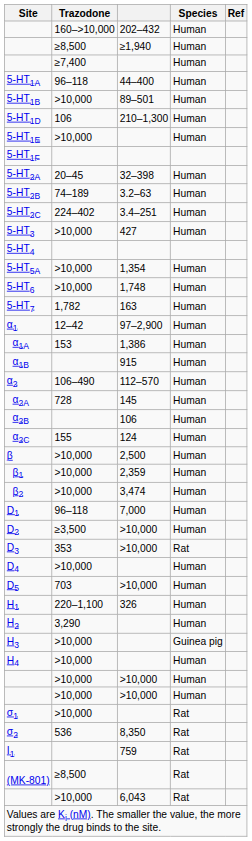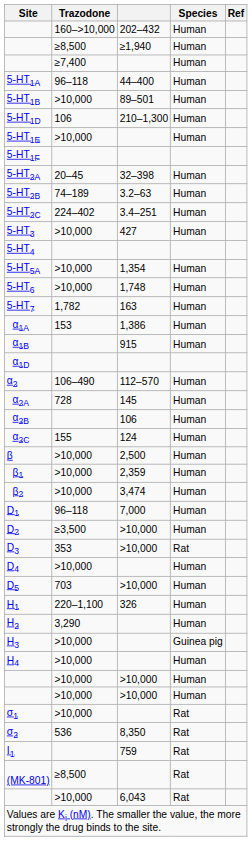- row: (12, 325)
+ row: (18, 363)
